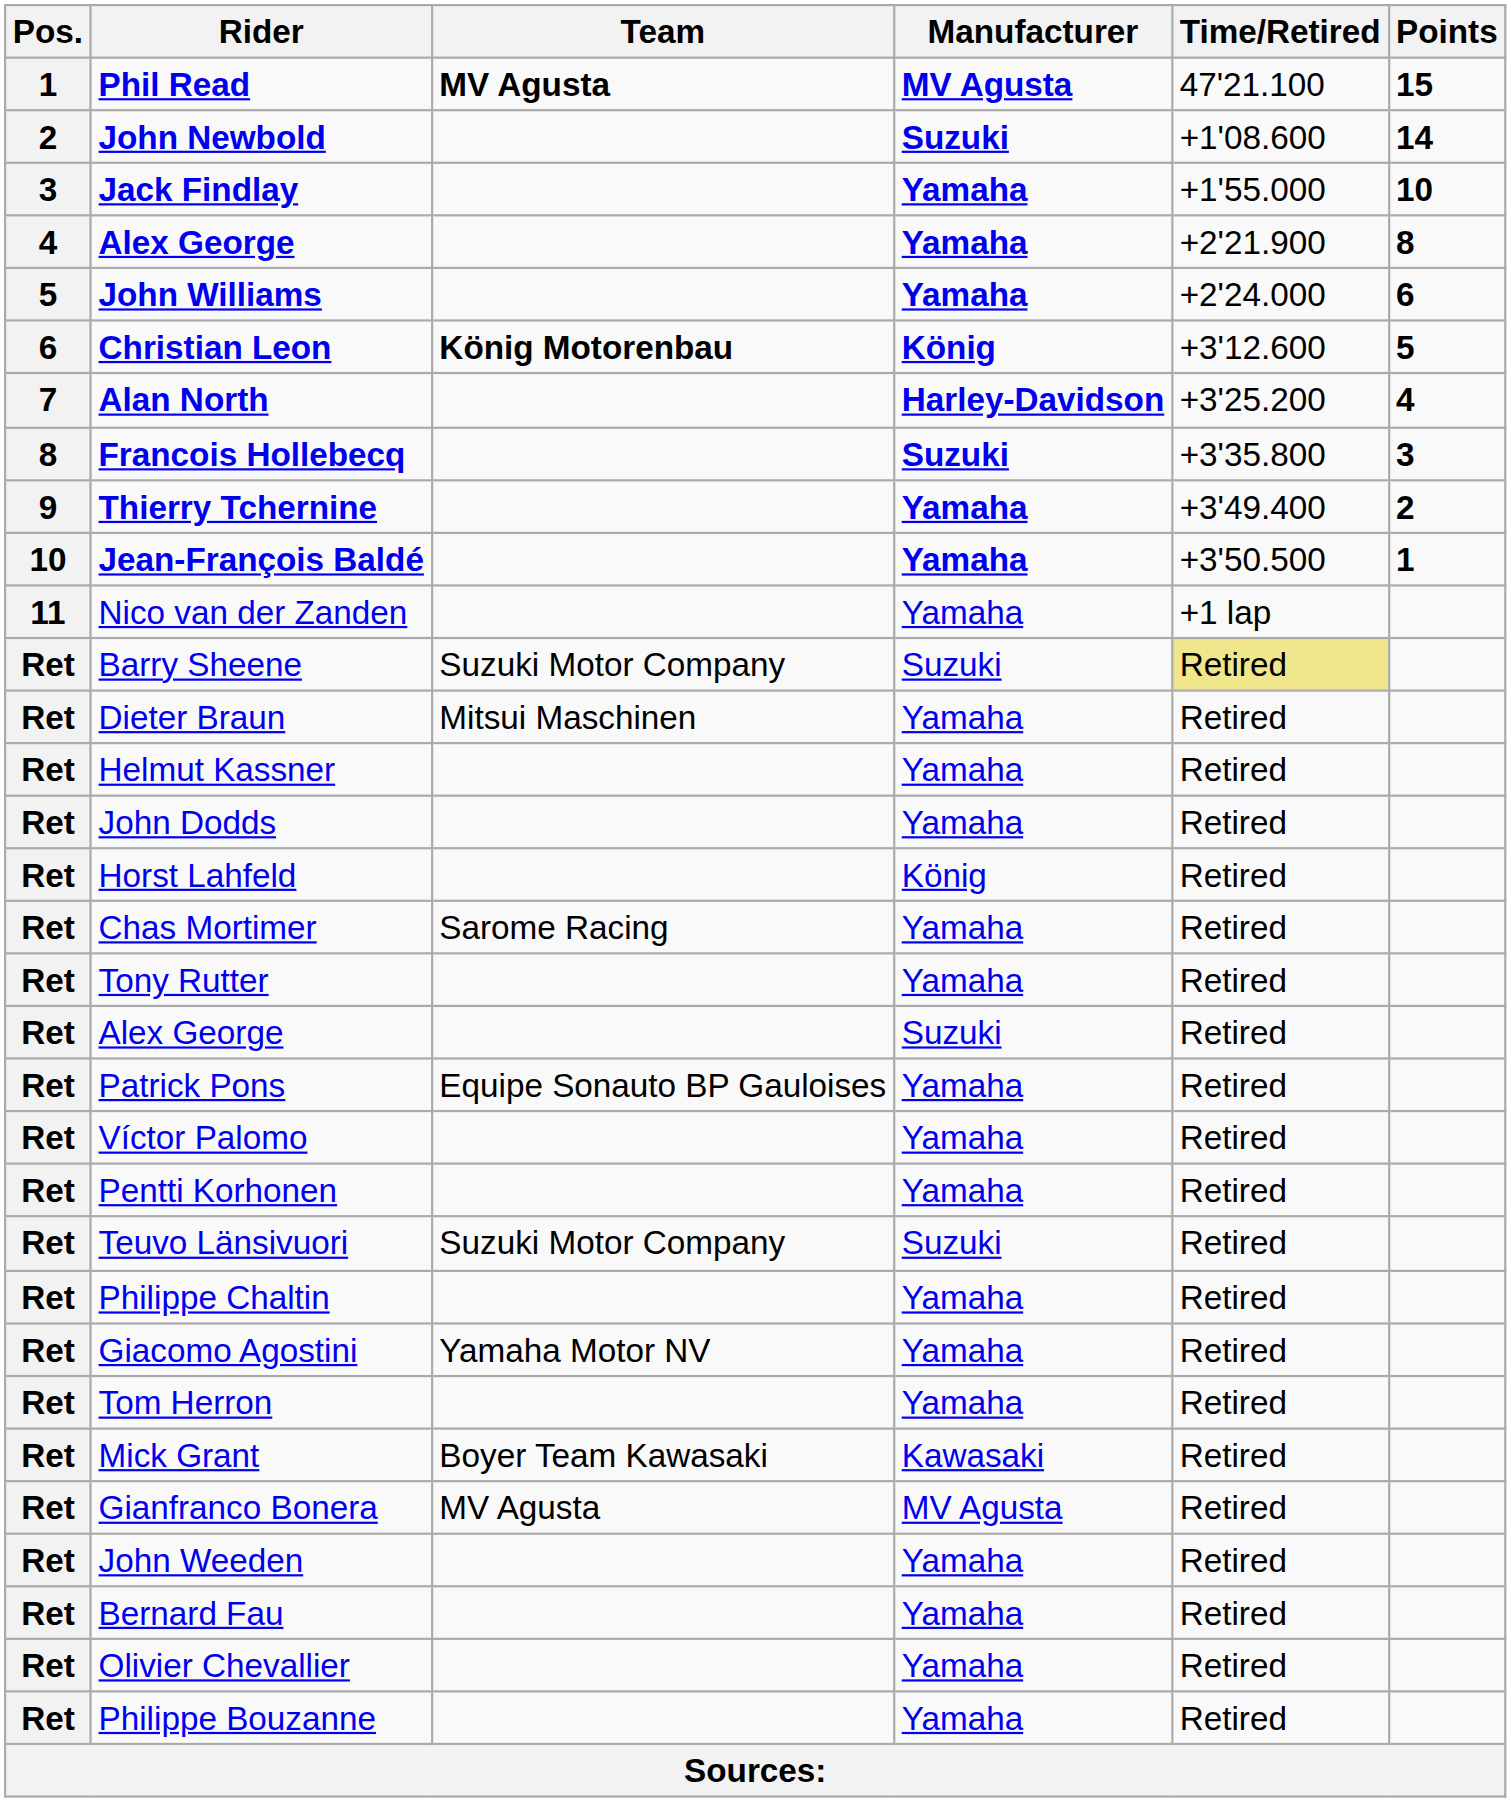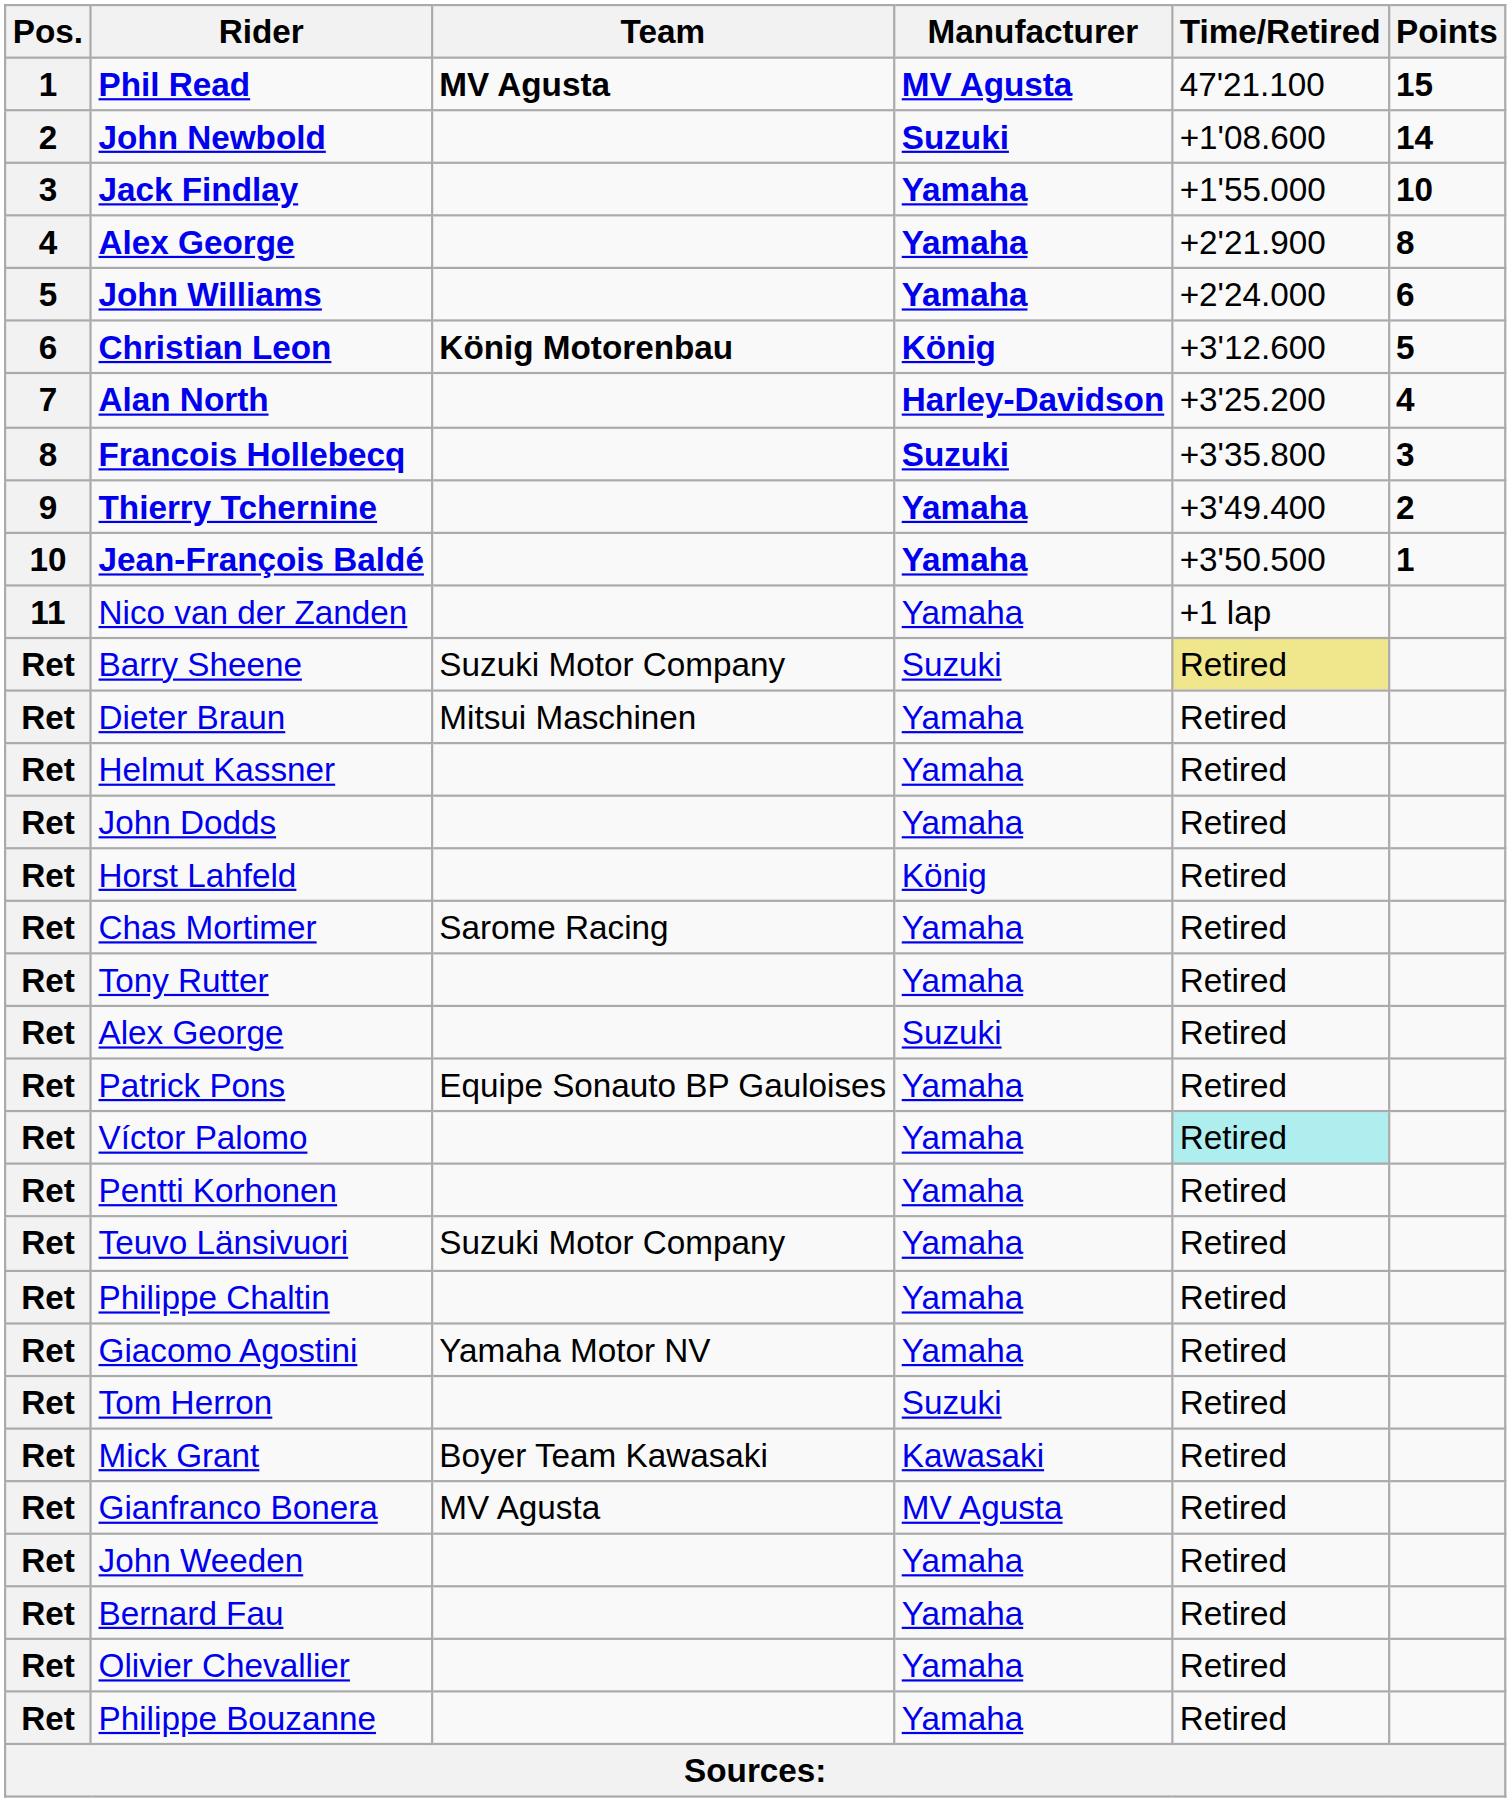(1233, 1138) no background -> (1233, 1138) paleturquoise background
(952, 1244) Suzuki -> (962, 1244) Yamaha
(962, 1402) Yamaha -> (952, 1402) Suzuki
